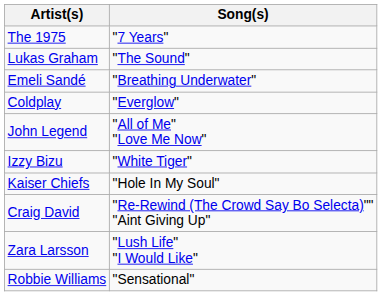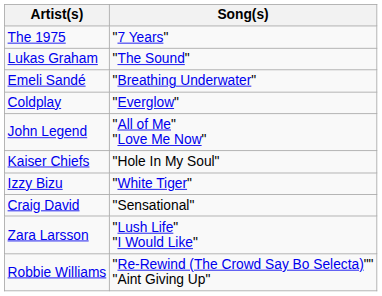rows swapped: (35, 161) <-> (49, 183)
(243, 213) "Re-Rewind (The Crowd Say Bo Selecta)"" "Aint Giving Up" -> (153, 205) "Sensational"
(153, 280) "Sensational" -> (243, 272) "Re-Rewind (The Crowd Say Bo Selecta)"" "Aint Giving Up"
